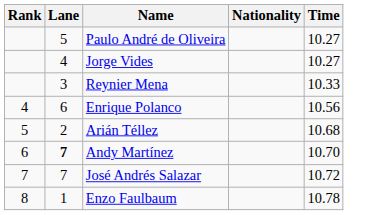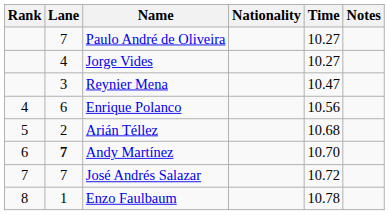+ column: (364, 15)
(64, 38) 5 -> (64, 38) 7
(324, 84) 10.33 -> (324, 84) 10.47
